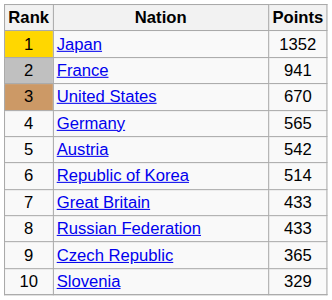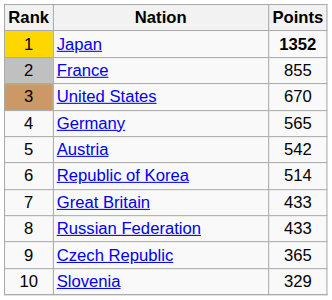(298, 44) normal -> (298, 44) bold
(298, 70) 941 -> (298, 70) 855
